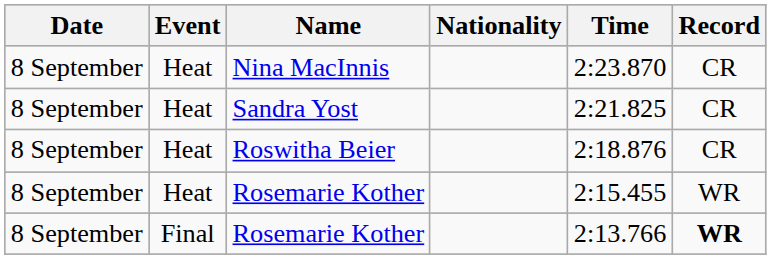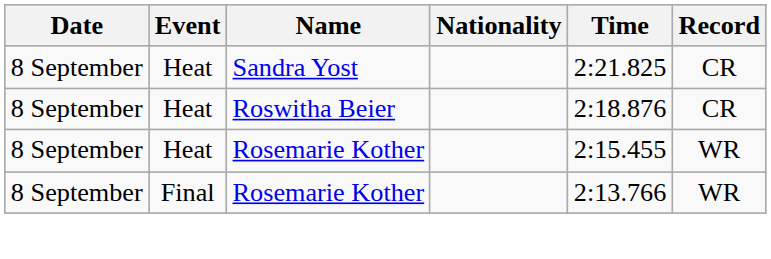- row: (188, 66)
(719, 233) bold -> (719, 191) normal
